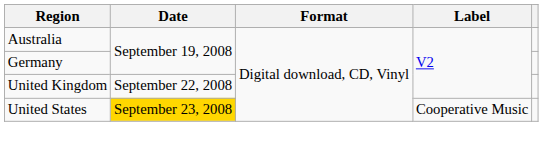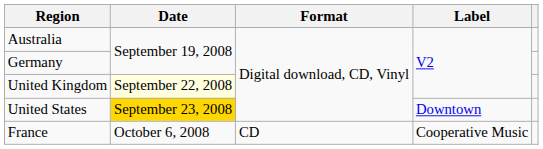(173, 86) no background -> (173, 86) lightyellow background
(472, 109) Cooperative Music -> (449, 109) Downtown
+ row: (28, 132)
